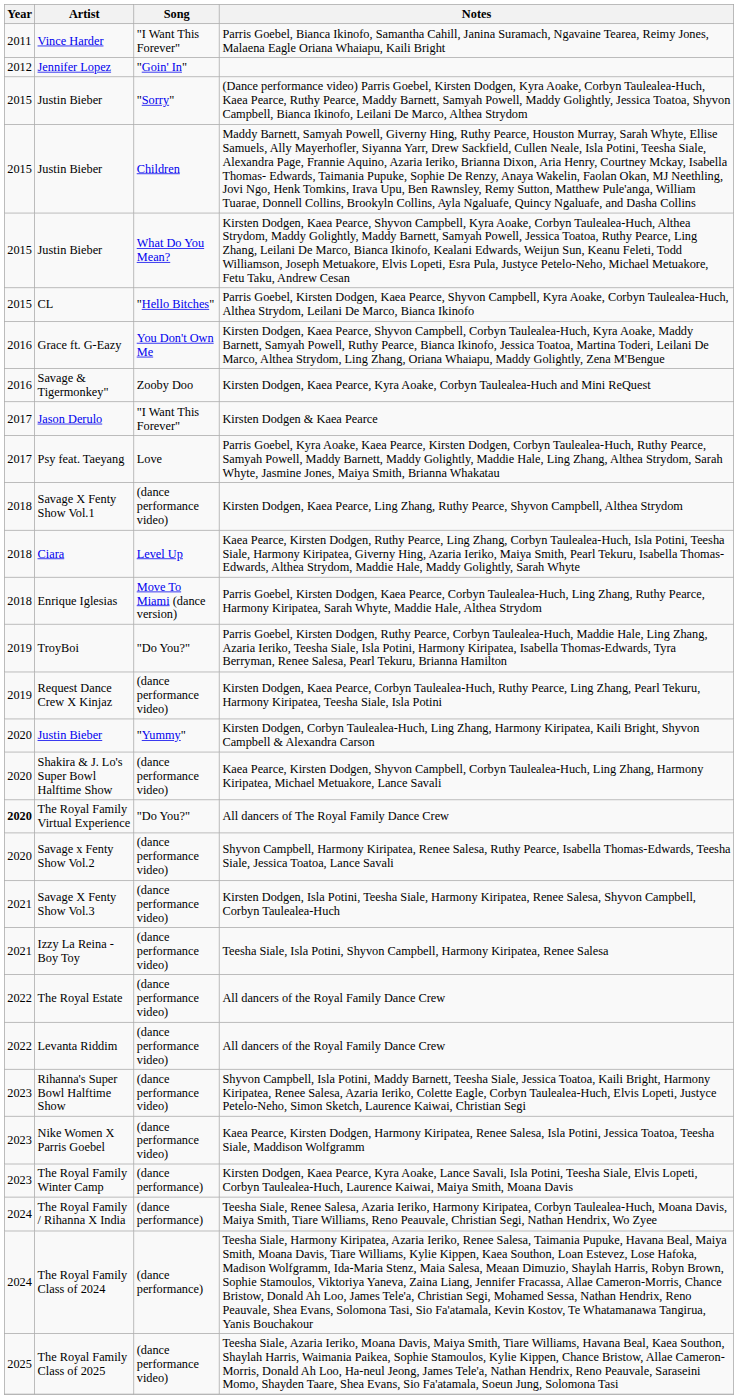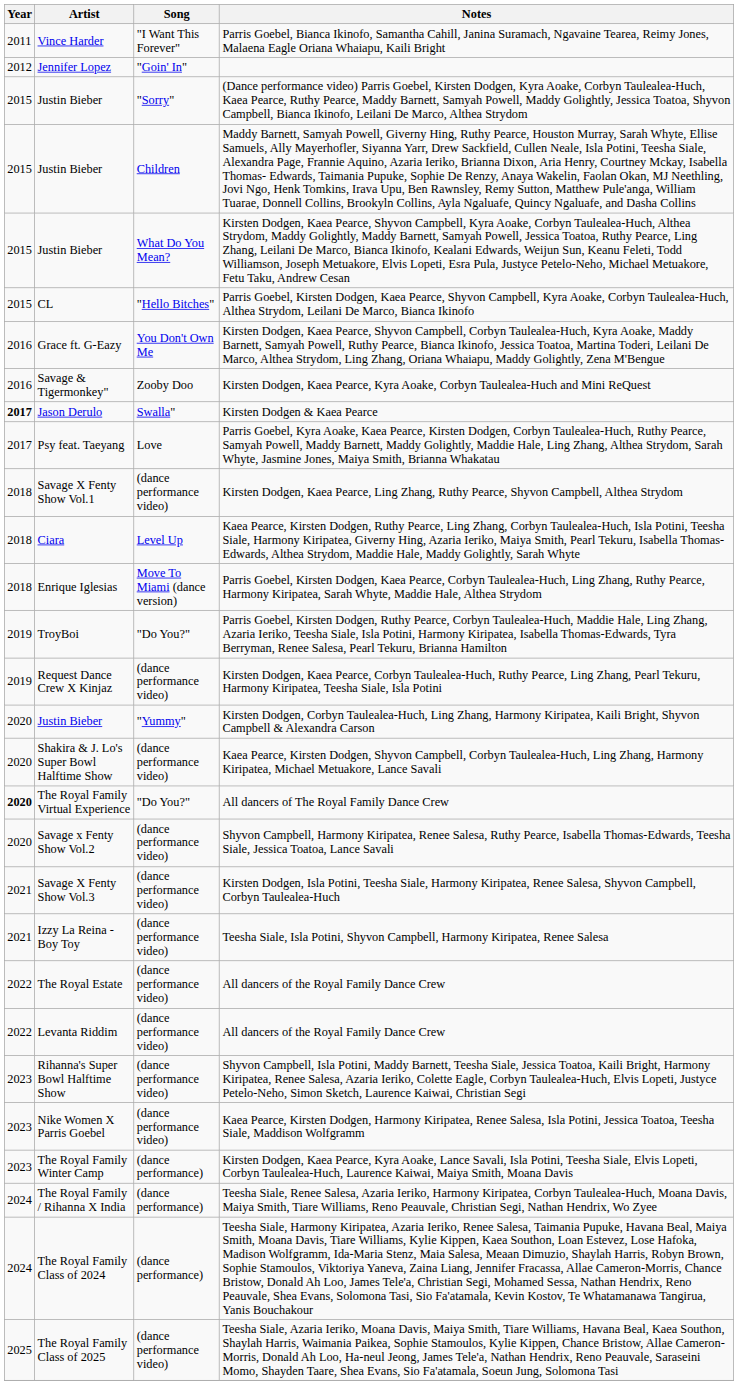(20, 418) normal -> (20, 411) bold
(168, 418) "I Want This Forever" -> (156, 411) Swalla"
